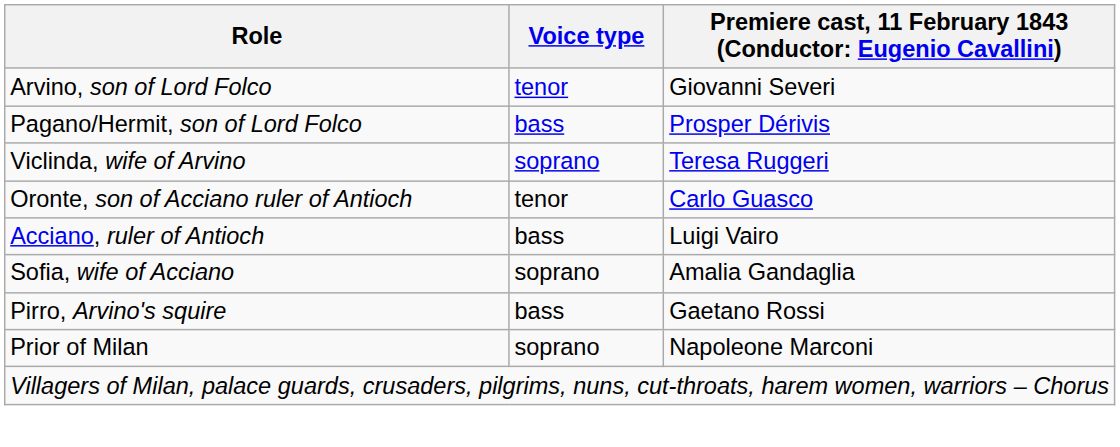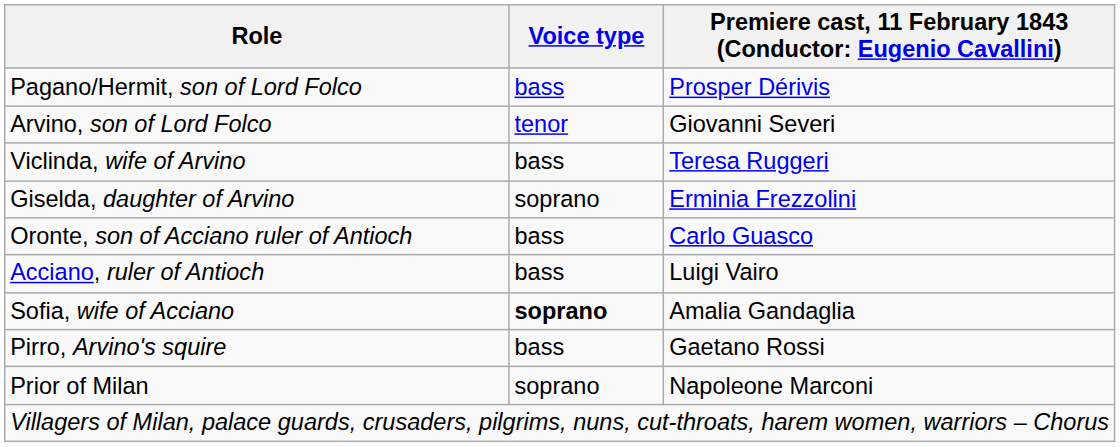rows swapped: (141, 86) <-> (186, 124)
(557, 161) soprano -> (539, 161) bass
+ row: (152, 198)
(541, 198) tenor -> (539, 236) bass
(557, 273) normal -> (561, 310) bold
